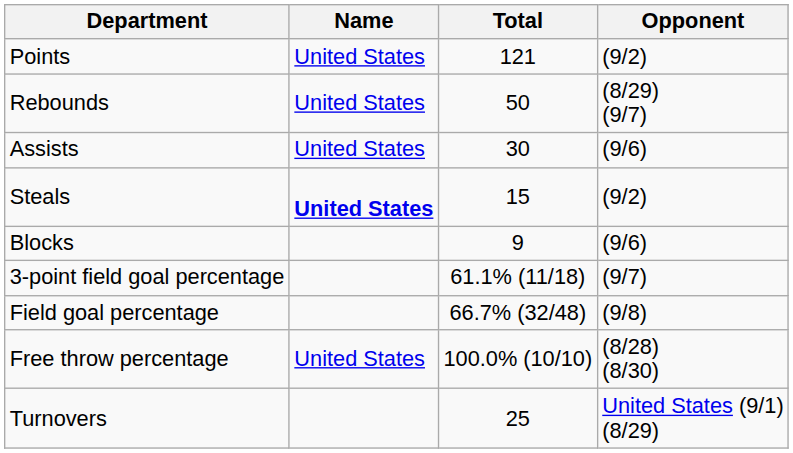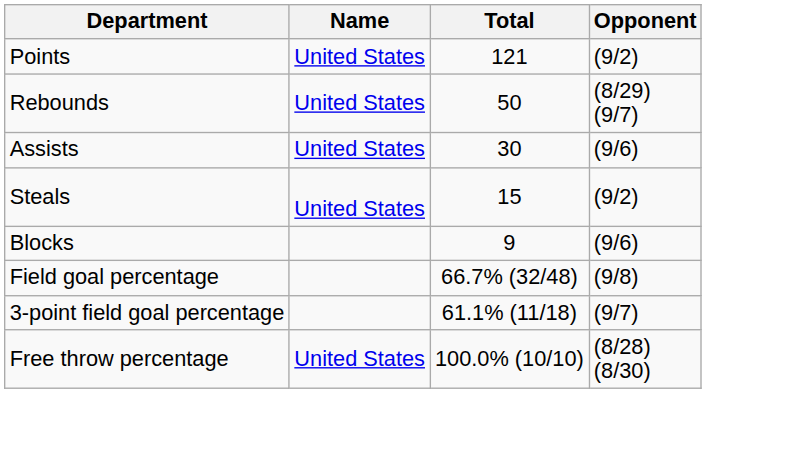(364, 208) bold -> (360, 208) normal
rows swapped: (114, 312) <-> (147, 277)
- row: (58, 418)
